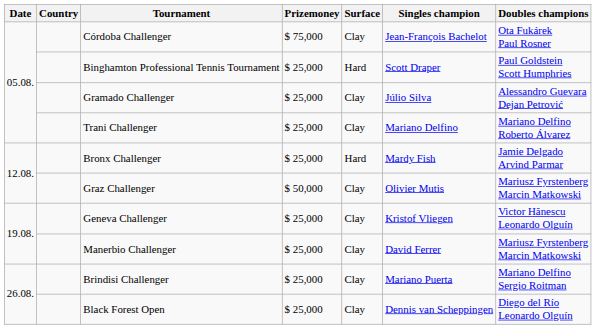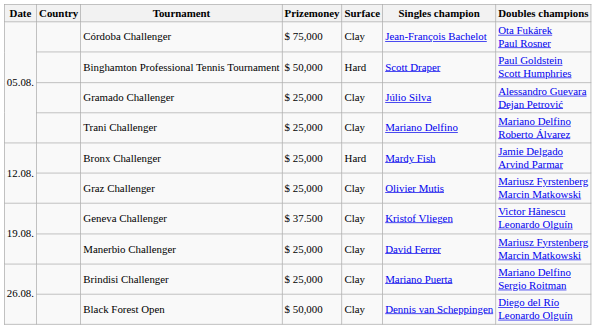(304, 66) $ 25,000 -> (304, 66) $ 50,000
(304, 187) $ 50,000 -> (304, 187) $ 25,000
(304, 218) $ 25,000 -> (304, 218) $ 37.500
(304, 308) $ 25,000 -> (304, 308) $ 50,000
